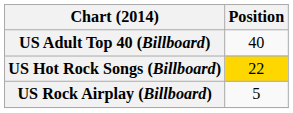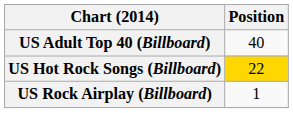(256, 94) 5 -> (256, 94) 1
